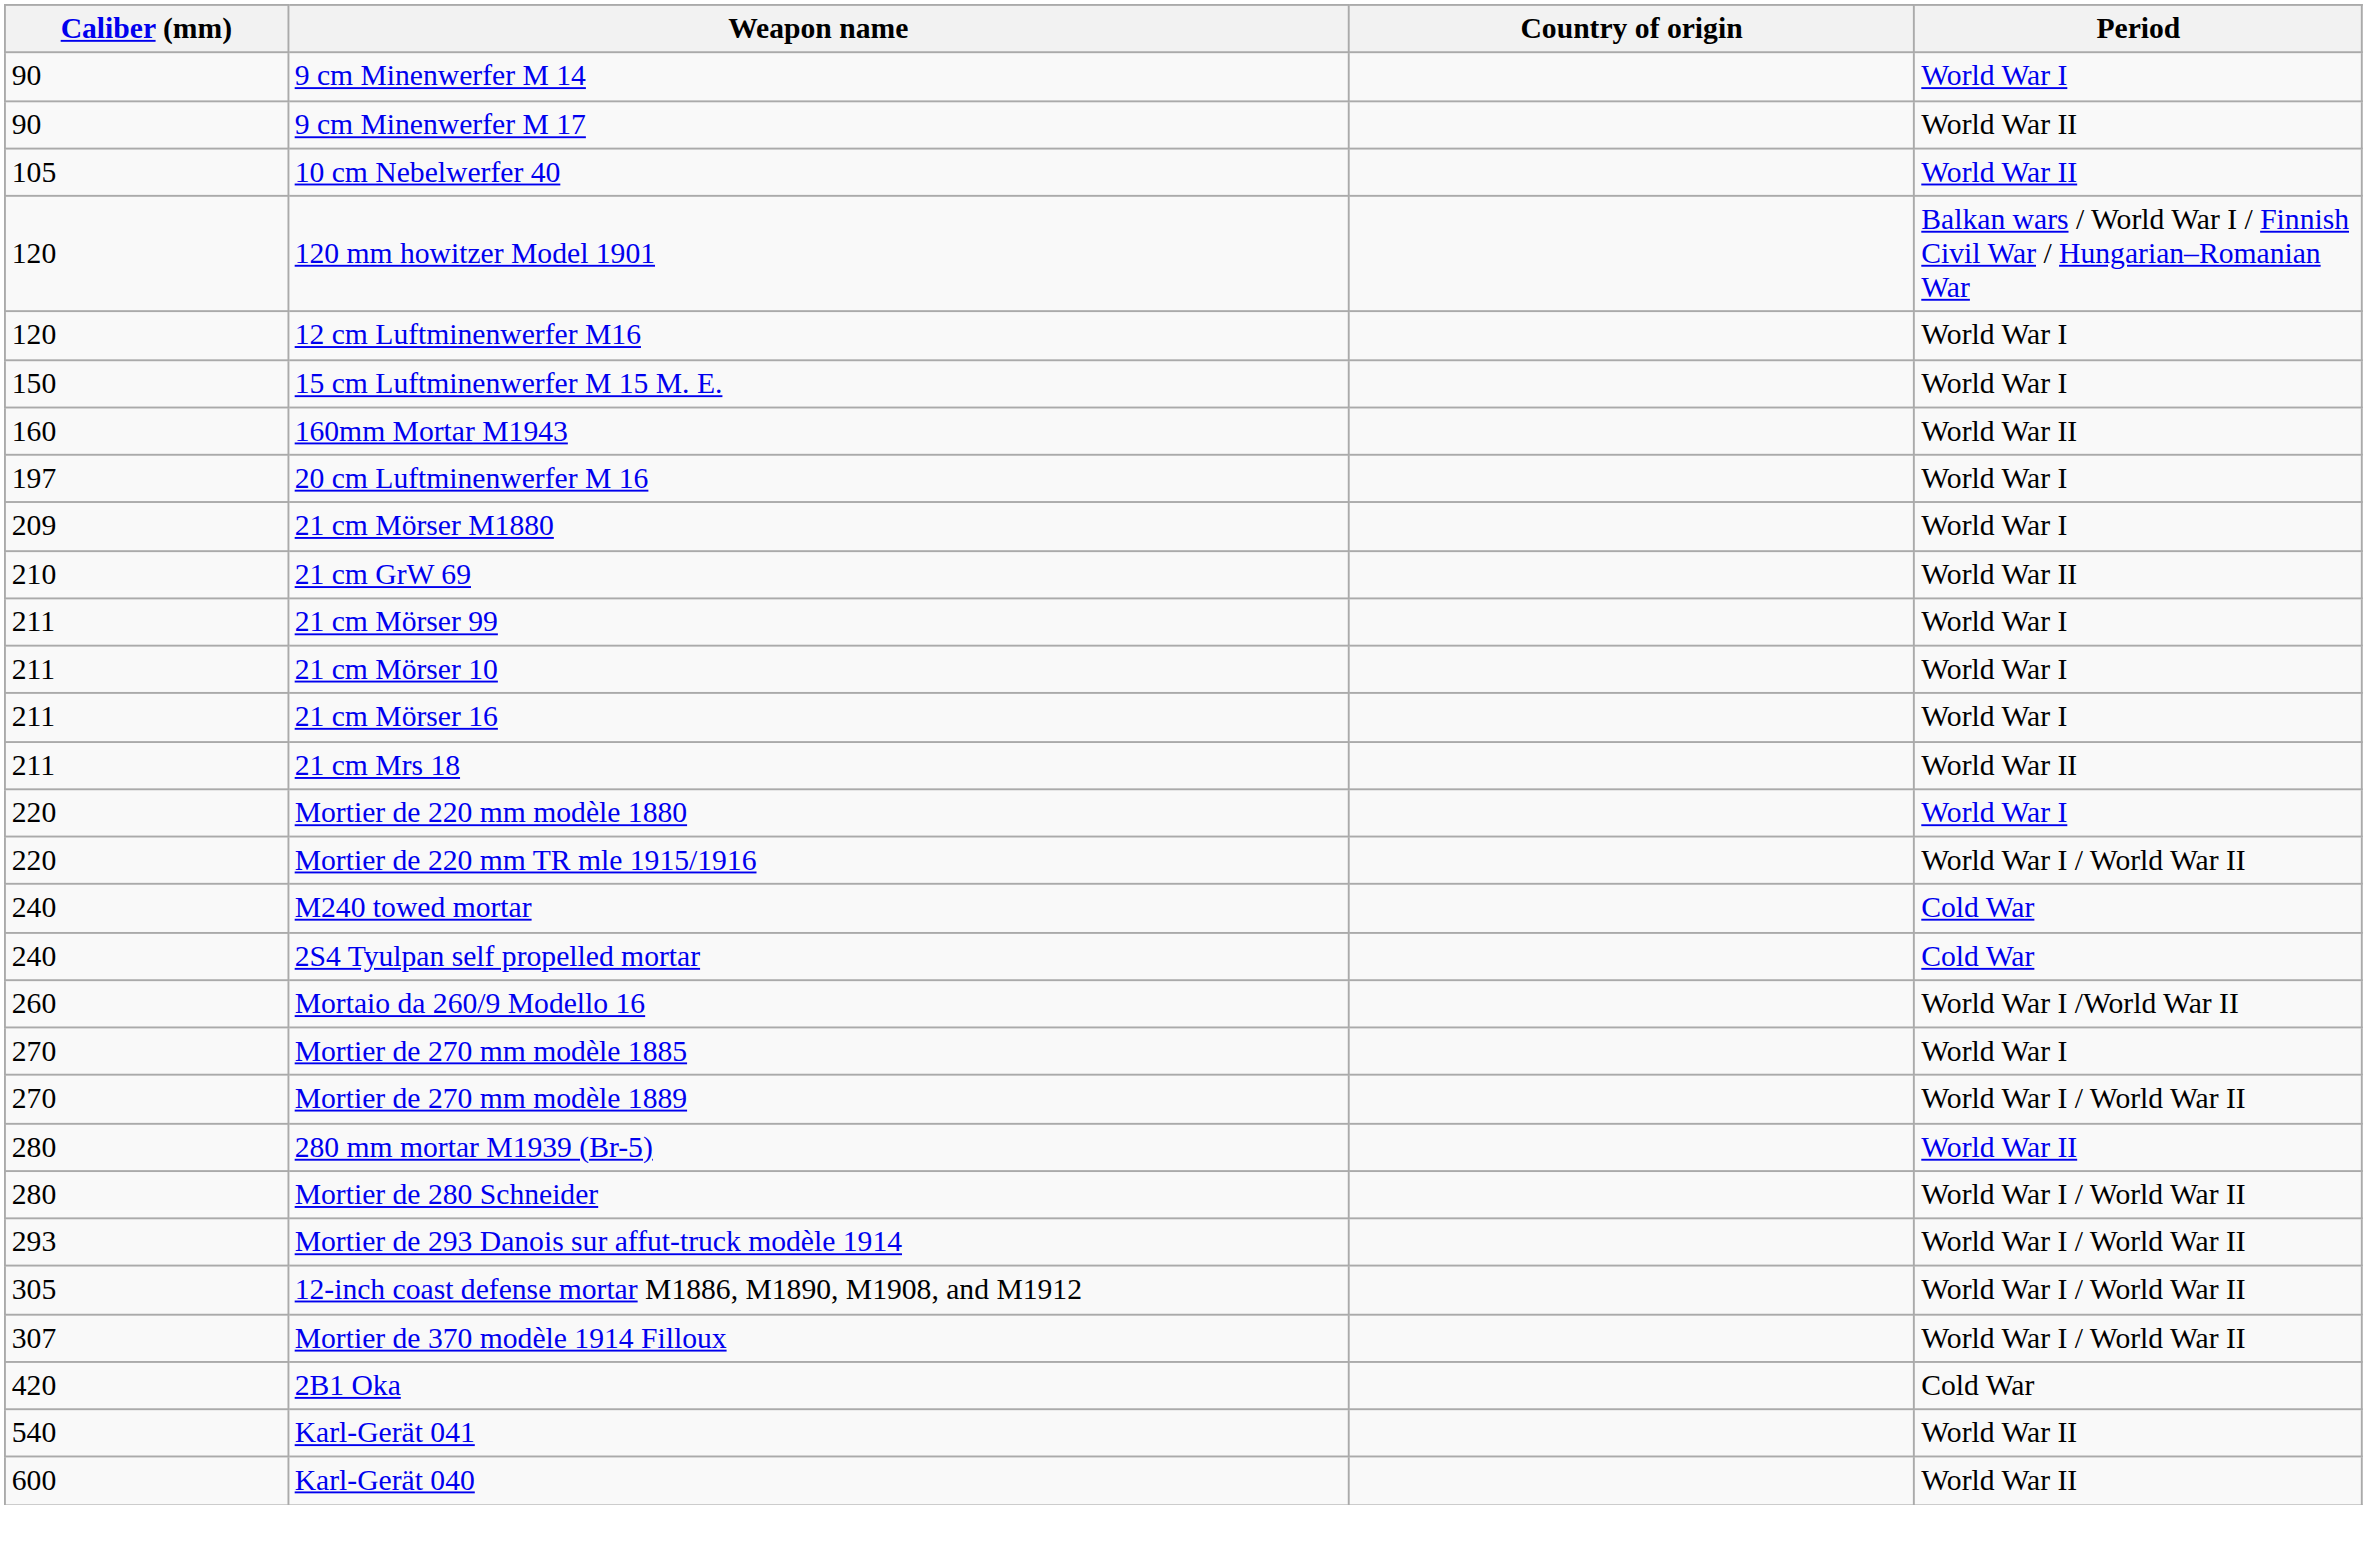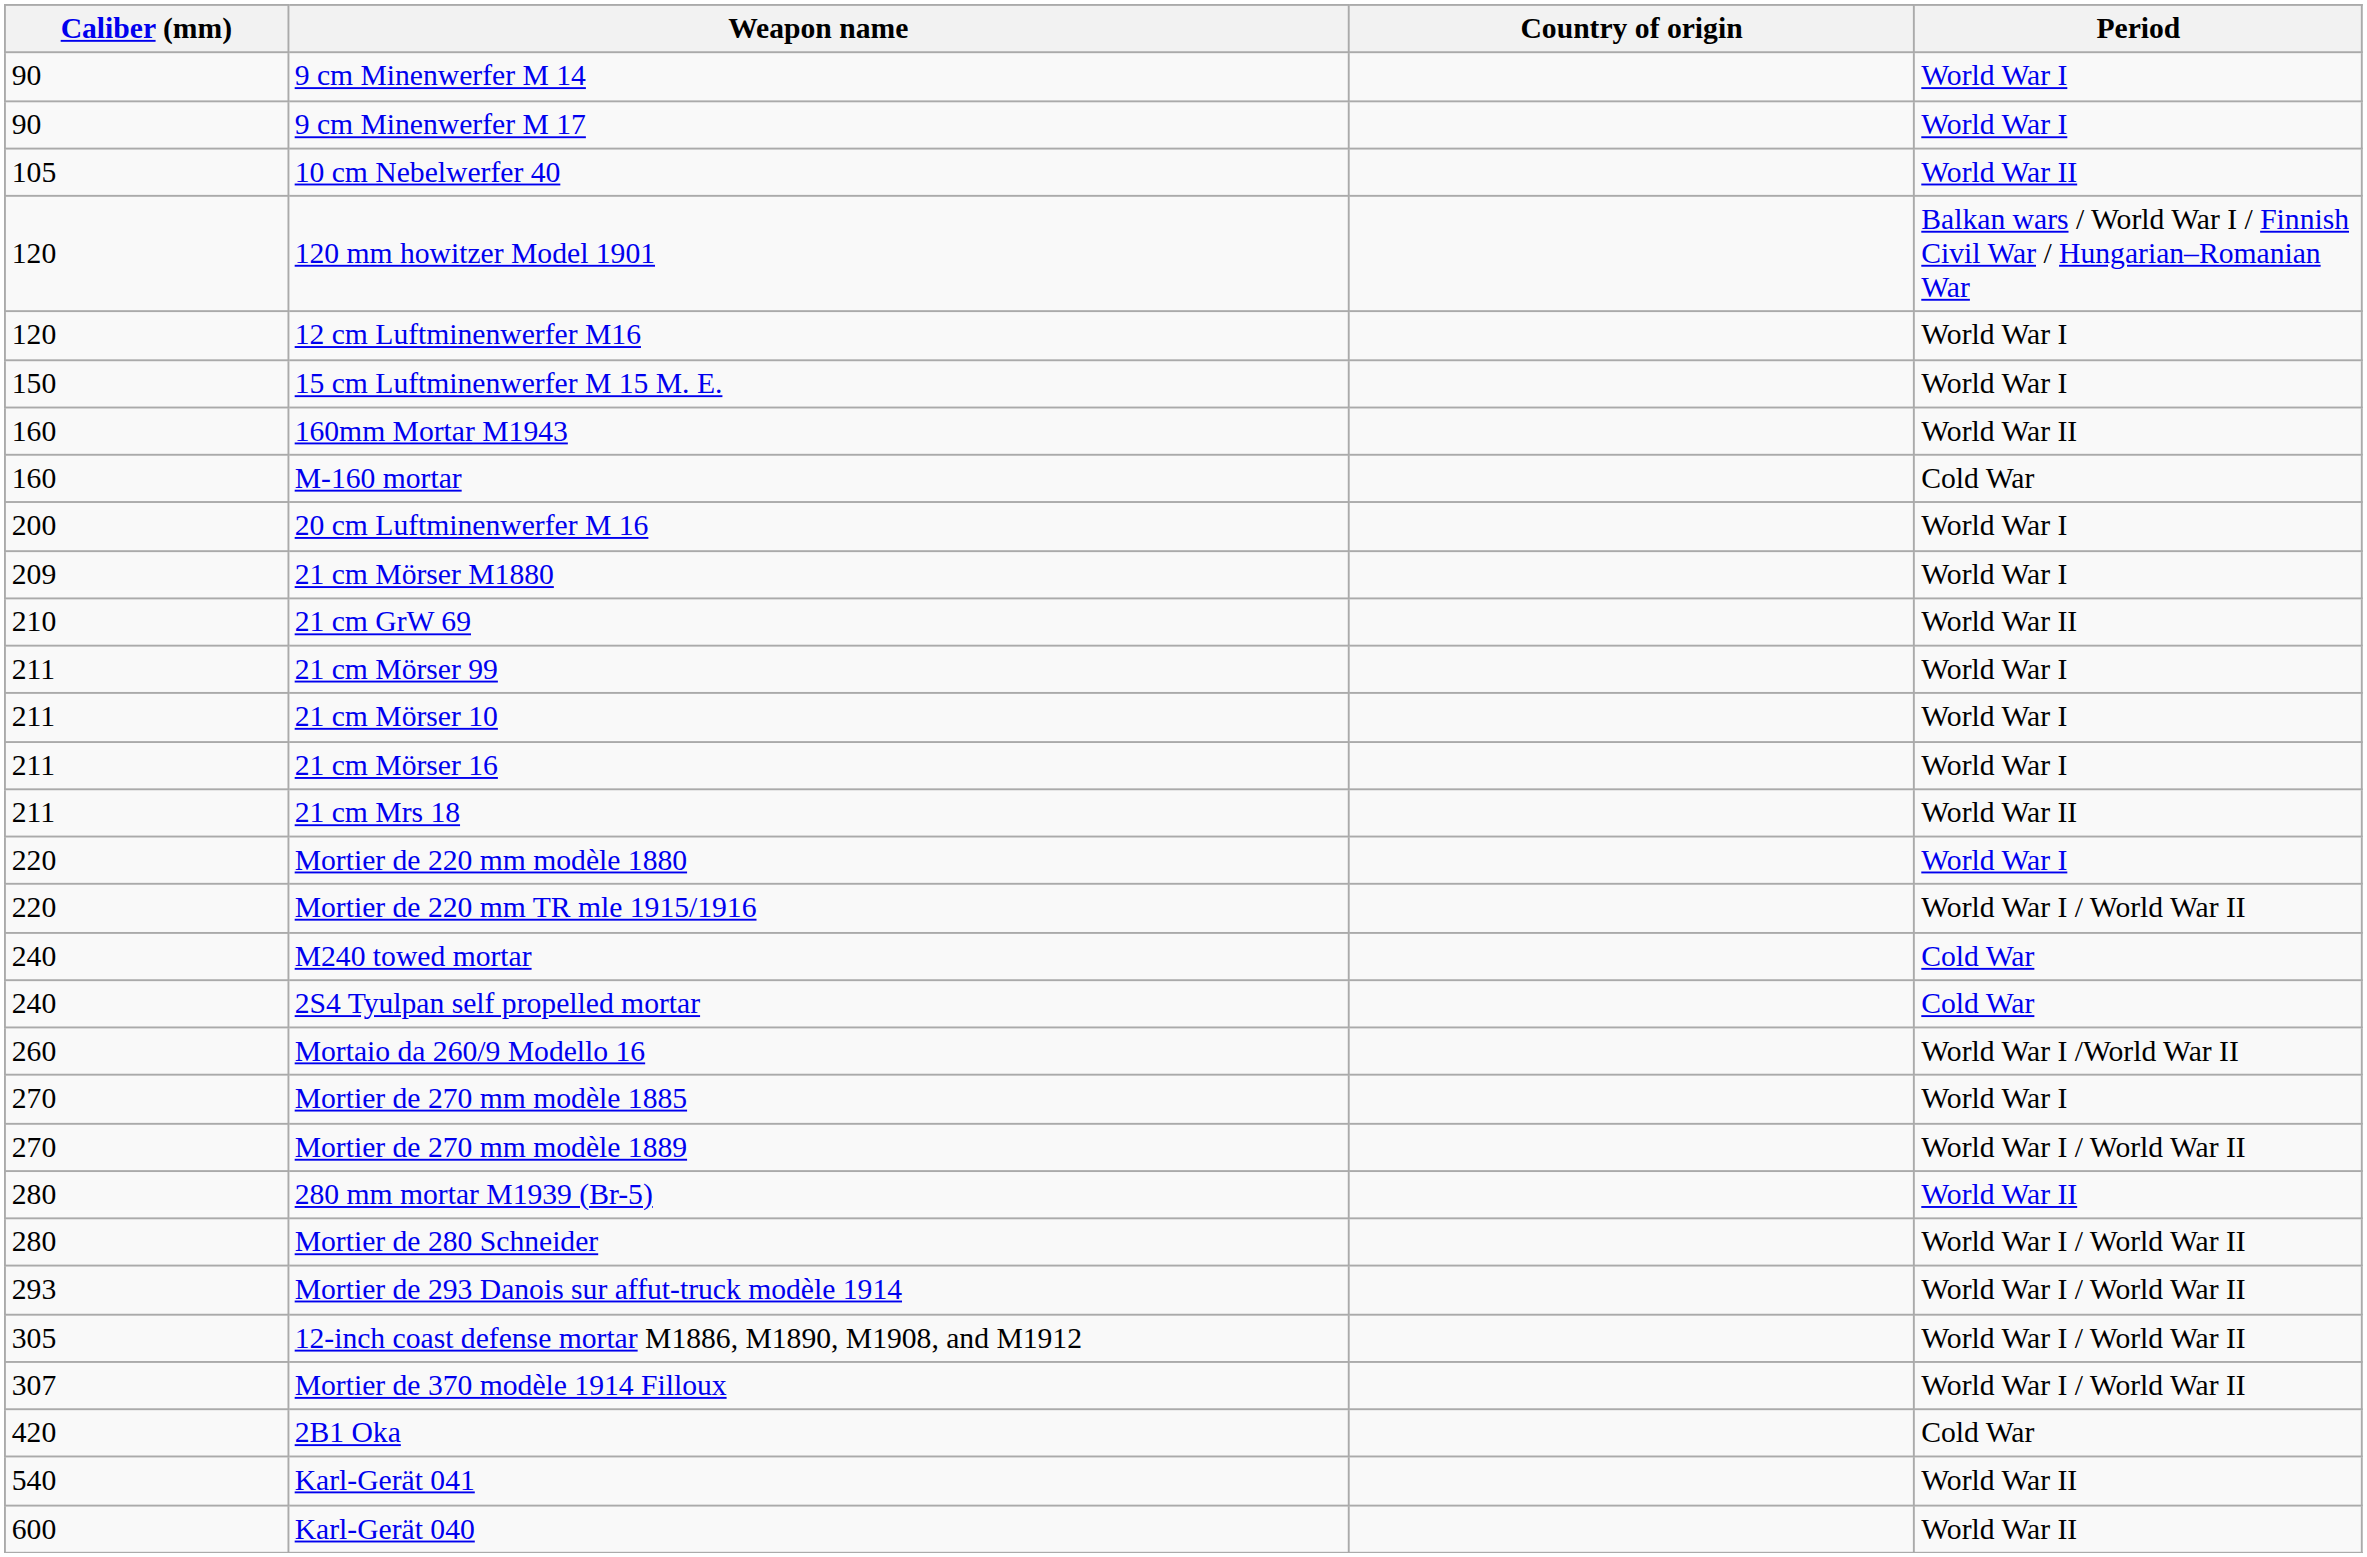(1999, 123) World War II -> (1994, 123) World War I
+ row: (378, 477)
(34, 477) 197 -> (34, 525) 200
